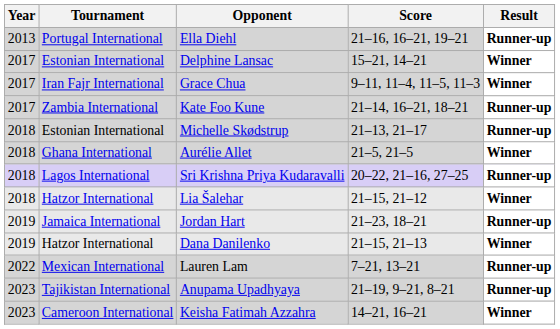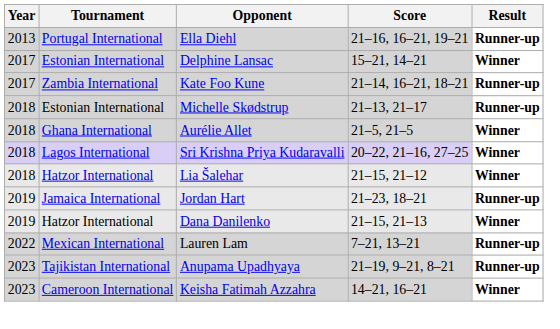- row: (213, 84)
(519, 175) Runner-up -> (497, 153) Winner
